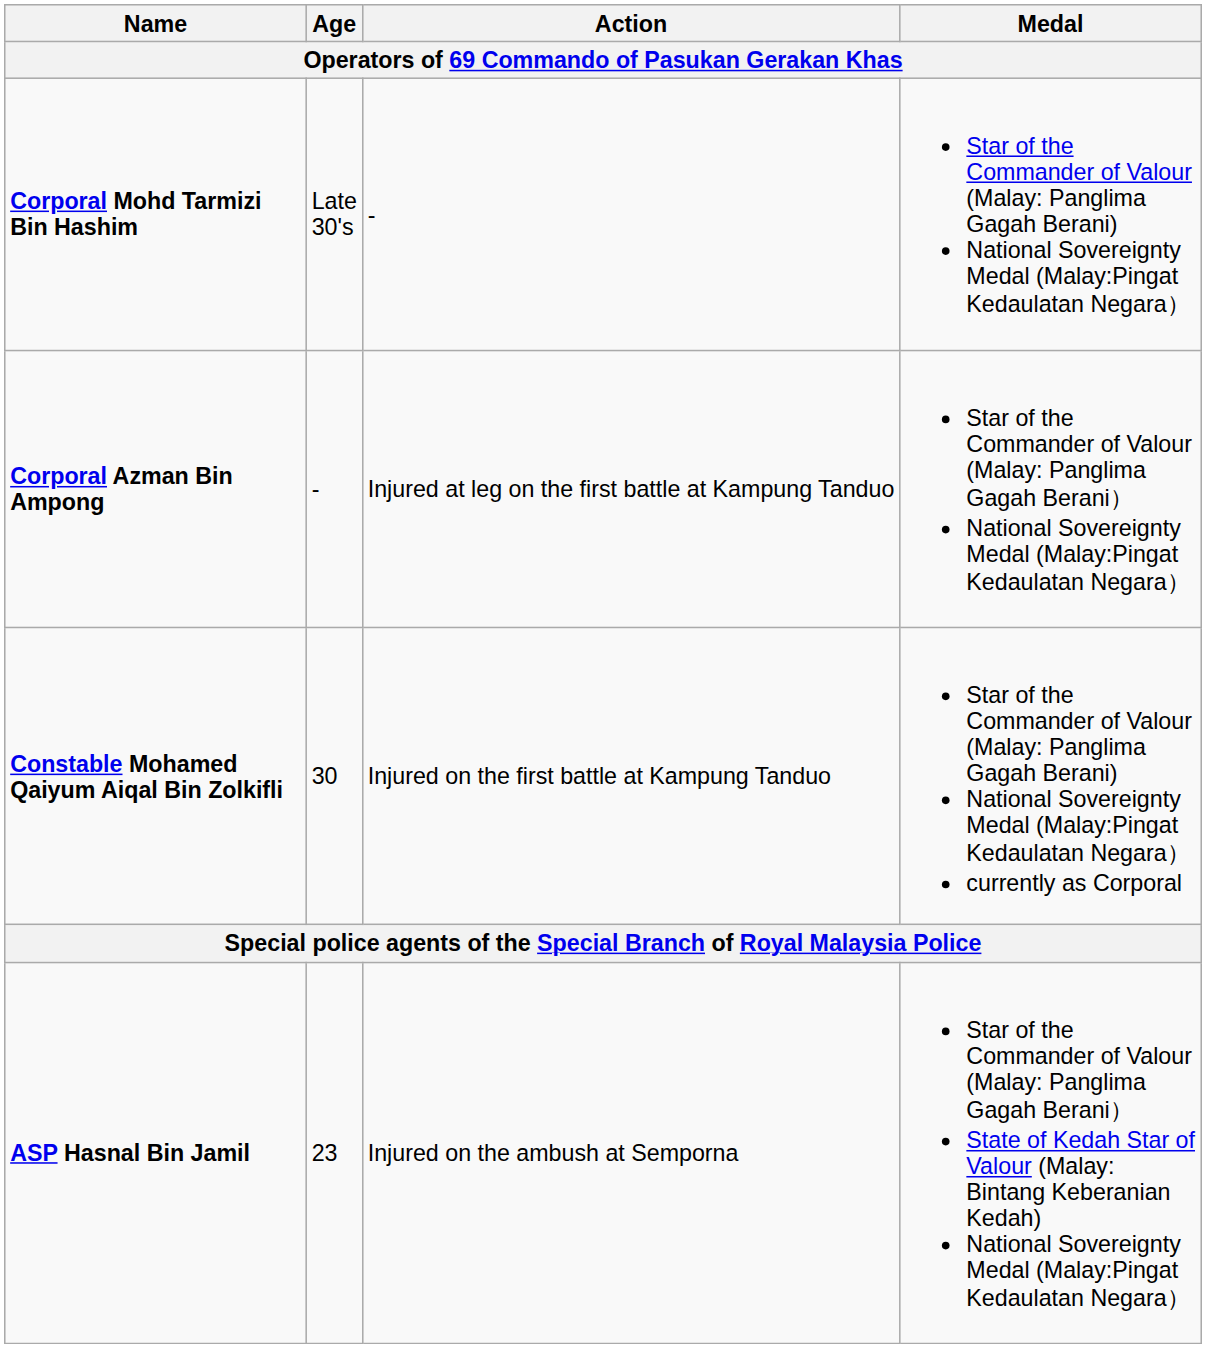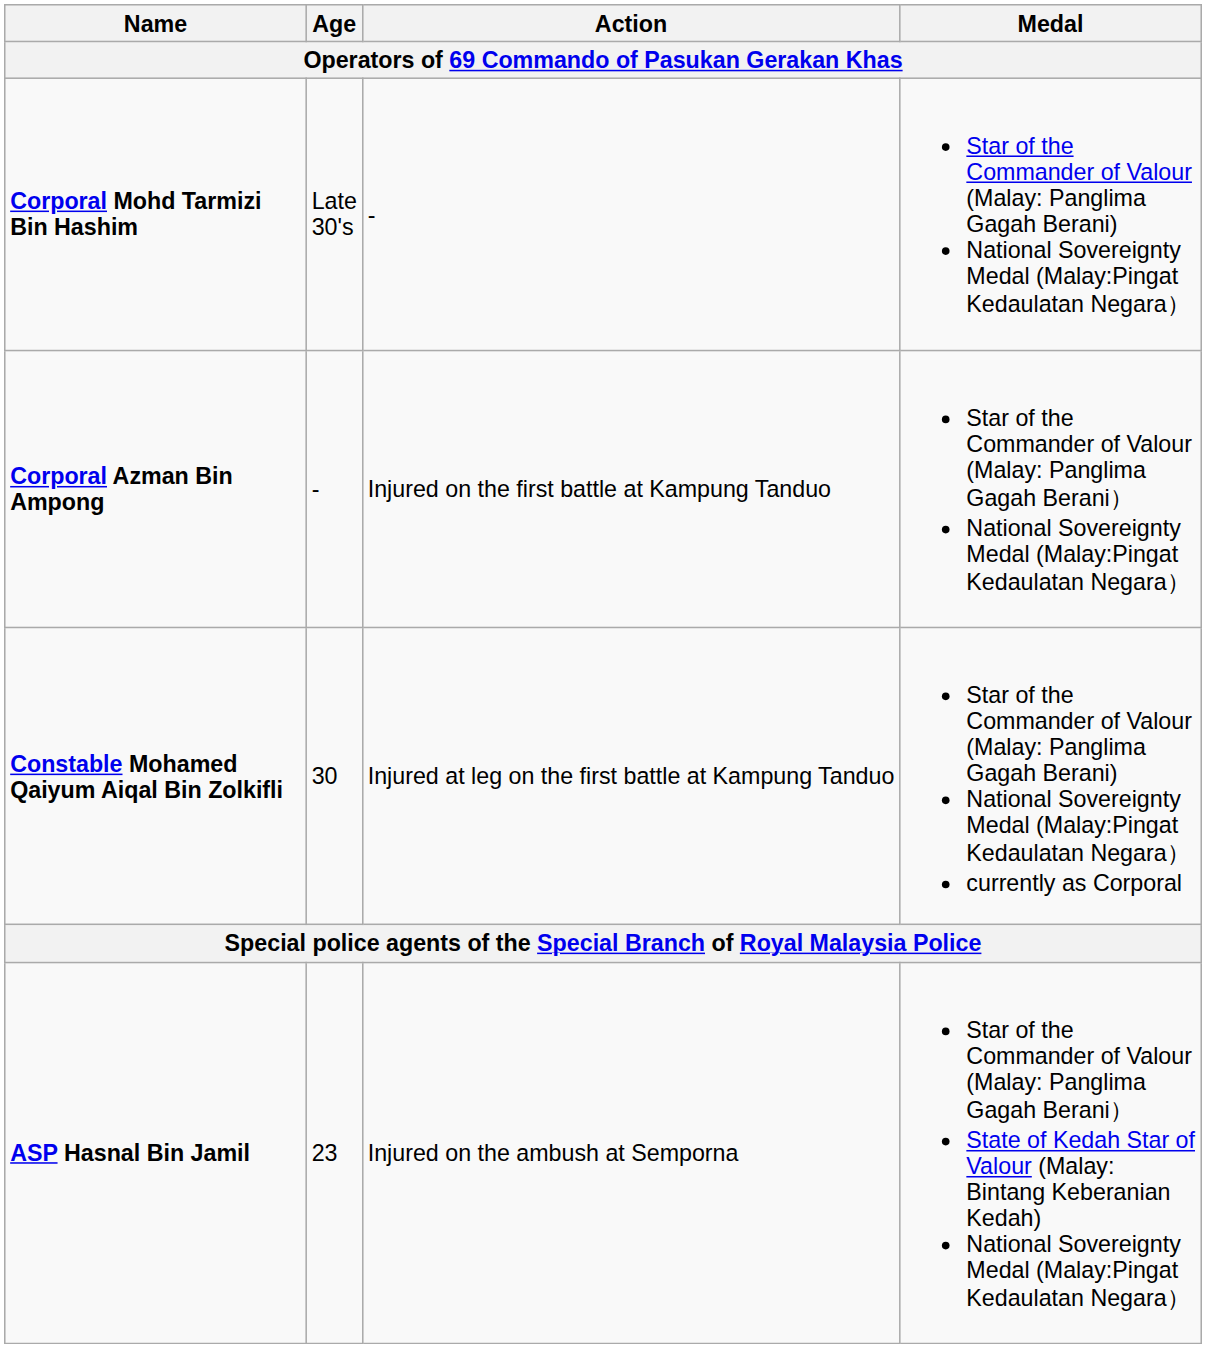(631, 489) Injured at leg on the first battle at Kampung Tanduo -> (599, 489) Injured on the first battle at Kampung Tanduo
(599, 776) Injured on the first battle at Kampung Tanduo -> (631, 776) Injured at leg on the first battle at Kampung Tanduo
